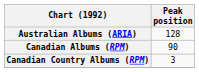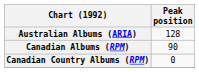(173, 60) 3 -> (173, 60) 0
